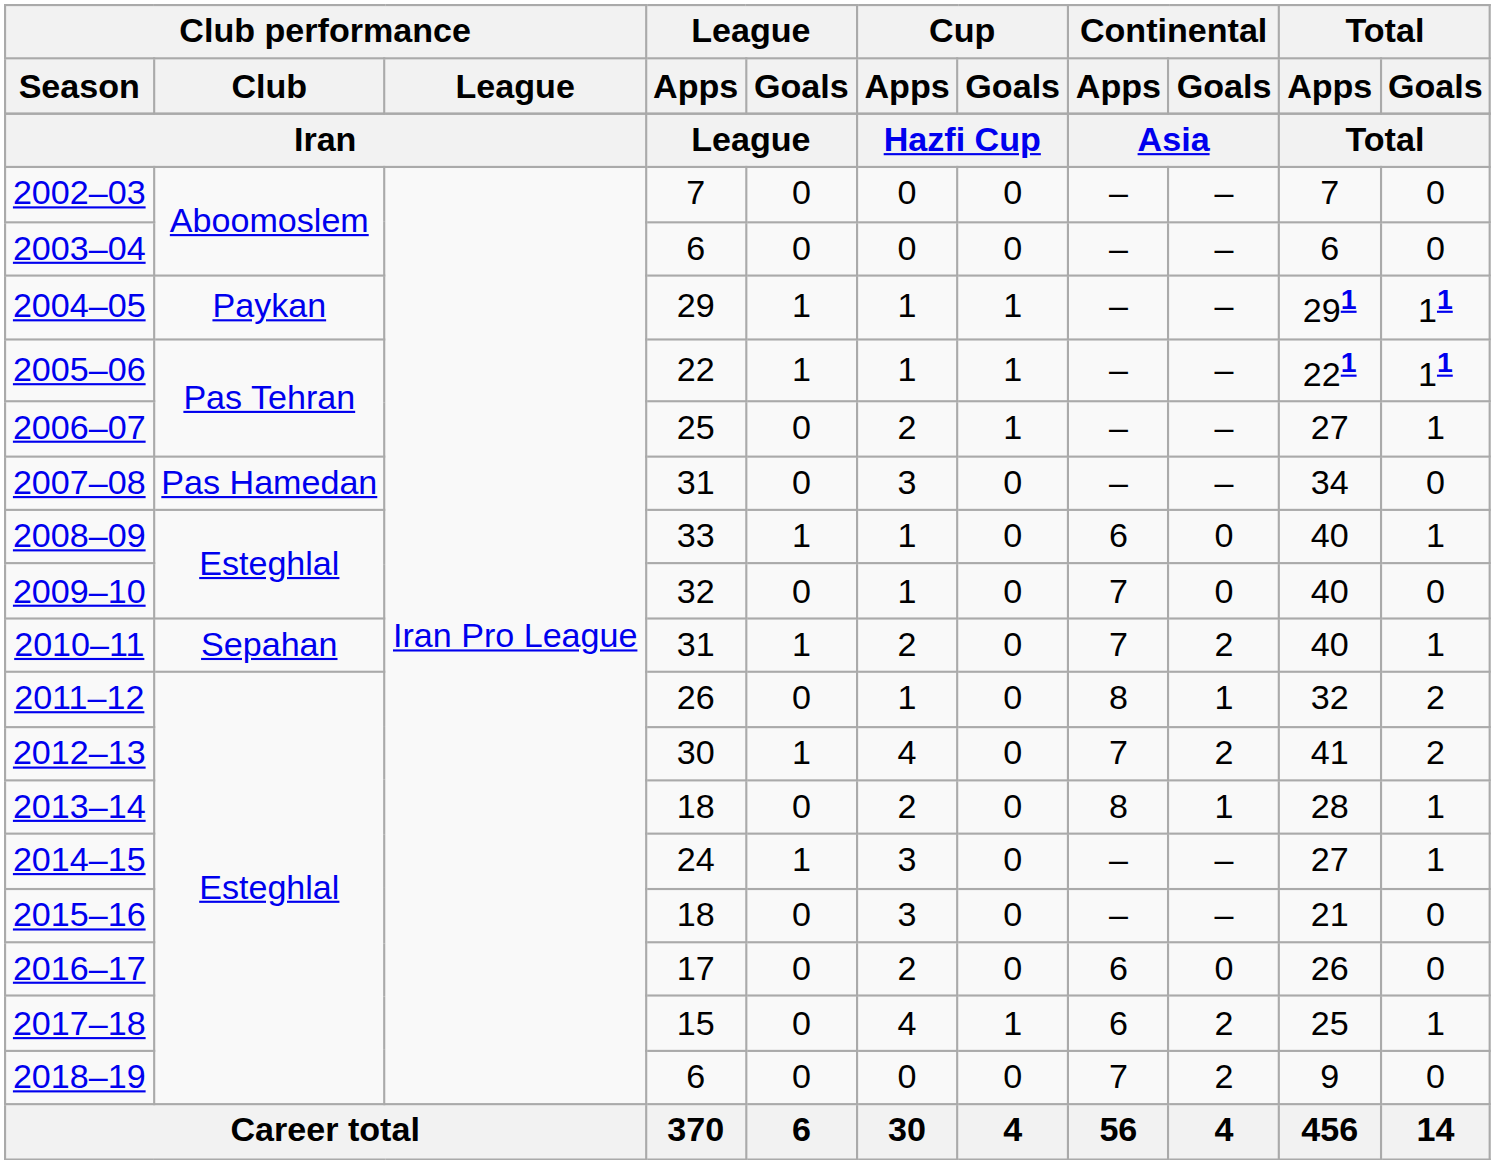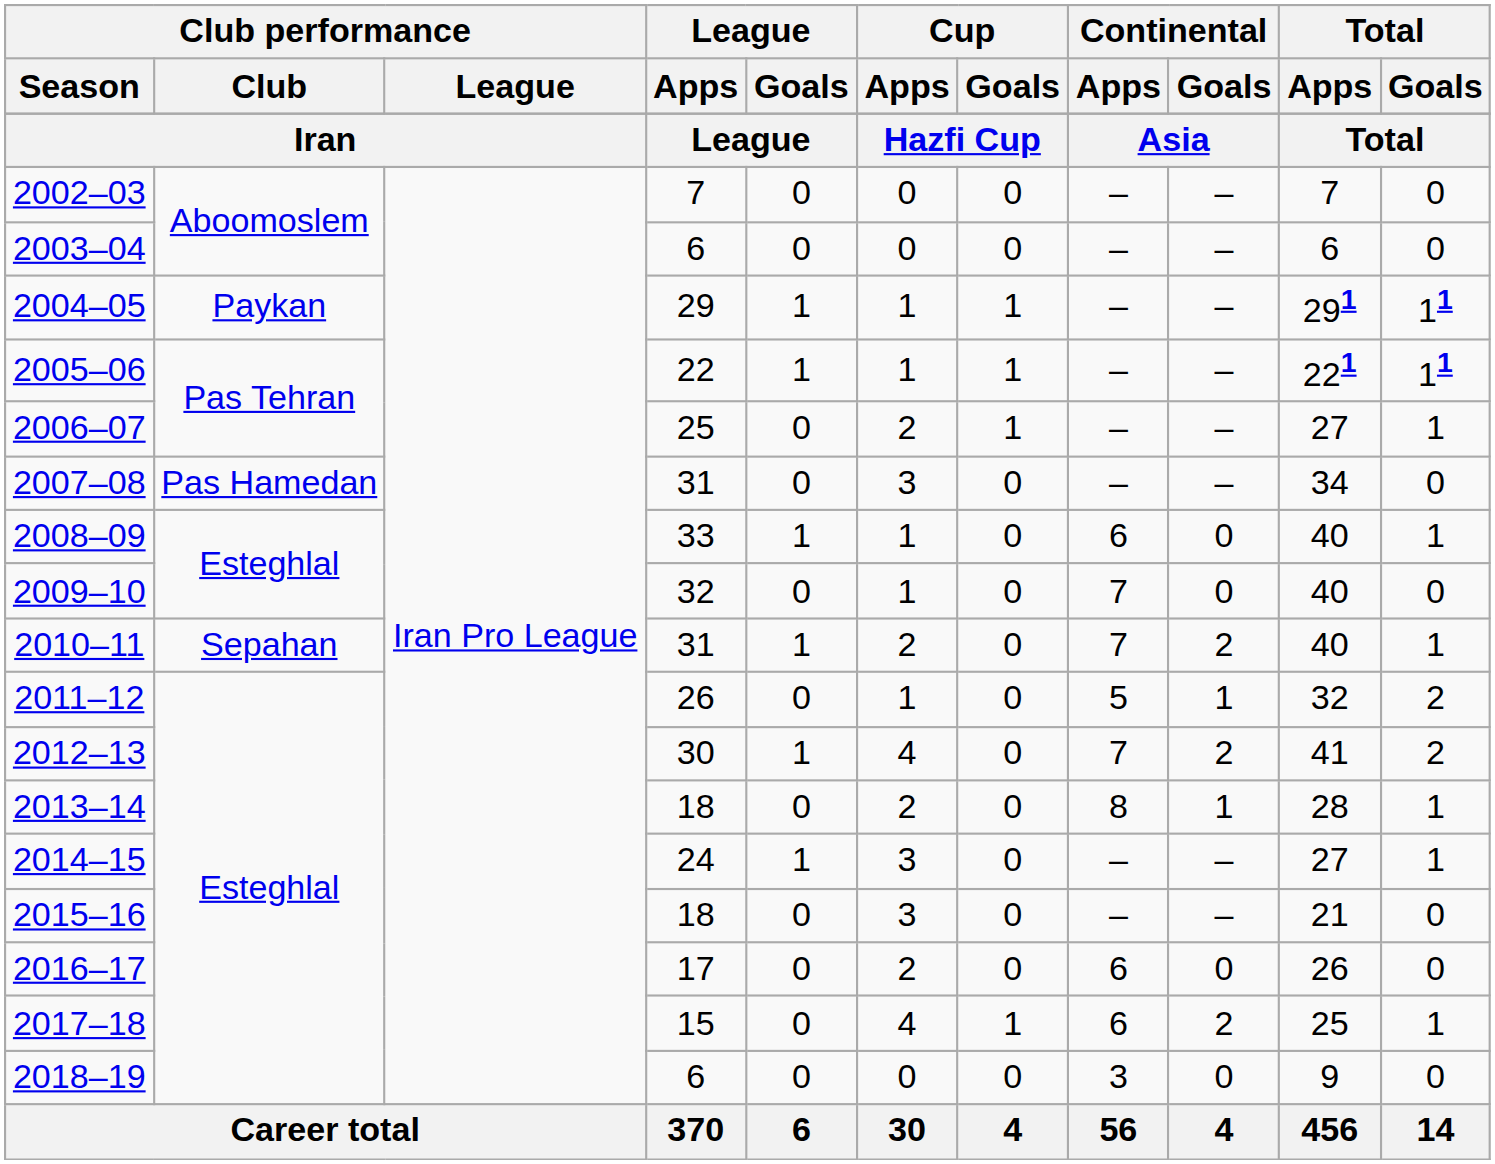(1118, 698) 8 -> (1118, 698) 5
(1118, 1076) 7 -> (1118, 1076) 3
(1224, 1076) 2 -> (1224, 1076) 0
